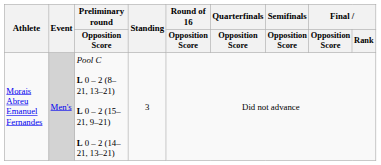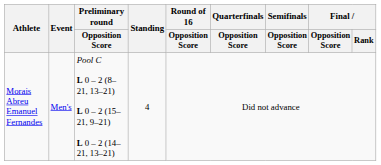(61, 107) lightgrey background -> (61, 107) no background
(147, 107) 3 -> (147, 107) 4
